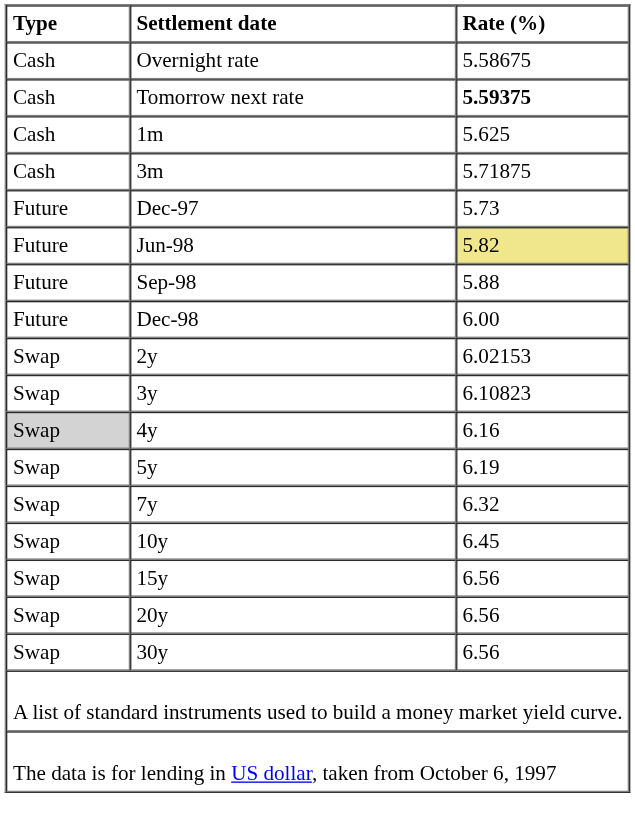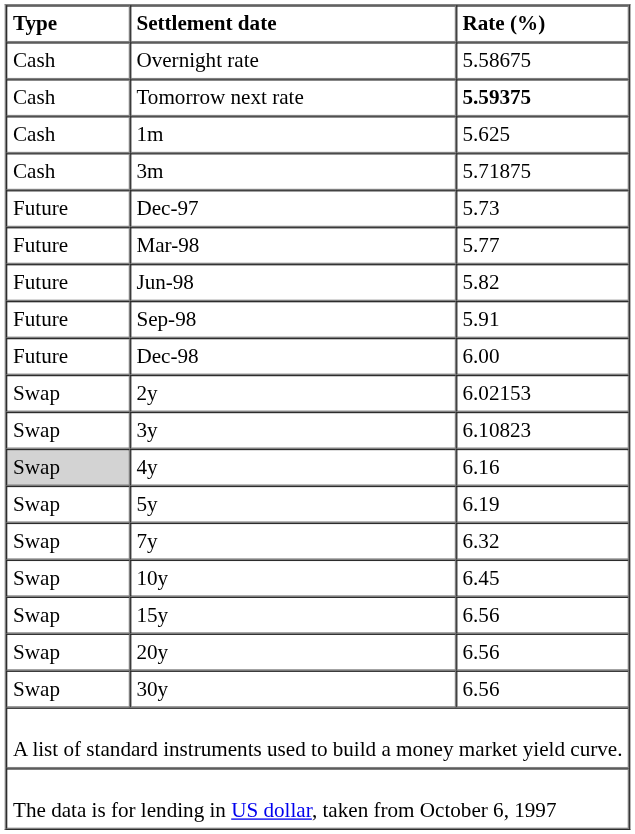+ row: (168, 245)
(481, 245) khaki background -> (481, 282) no background
(481, 282) 5.88 -> (481, 319) 5.91
